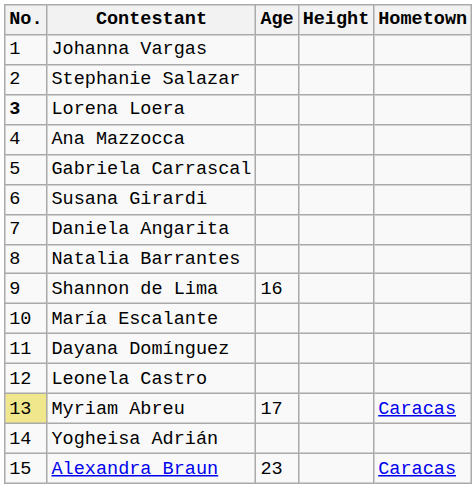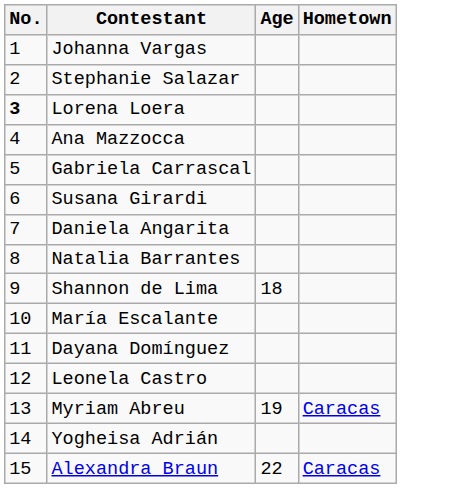- column: (336, 20)
(272, 289) 16 -> (272, 289) 18
(20, 409) khaki background -> (20, 409) no background
(272, 409) 17 -> (272, 409) 19
(272, 469) 23 -> (272, 469) 22
